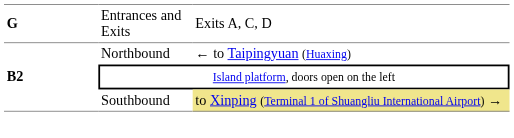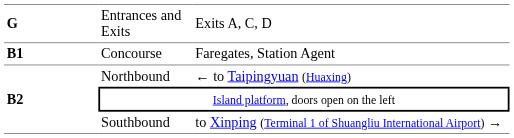+ row: (131, 53)
(349, 100) khaki background -> (349, 122) no background
